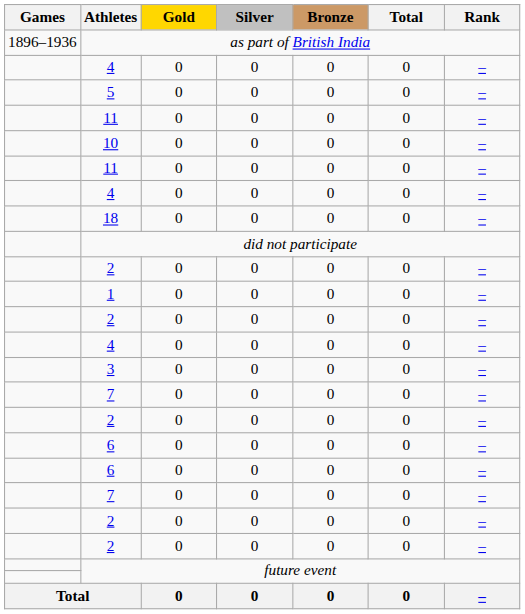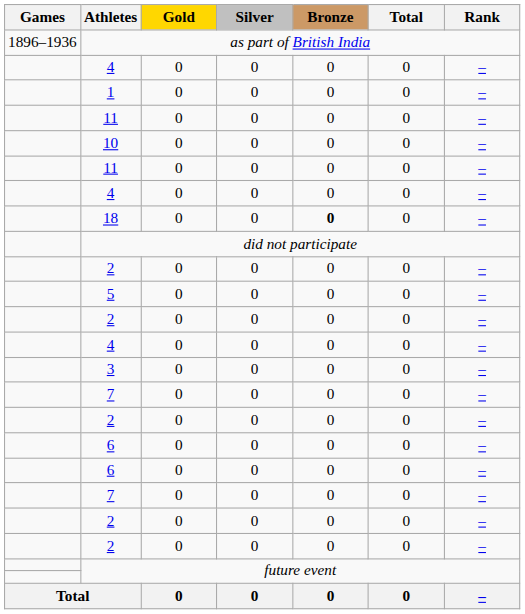rows swapped: (111, 93) <-> (111, 294)
(330, 218) normal -> (330, 218) bold
